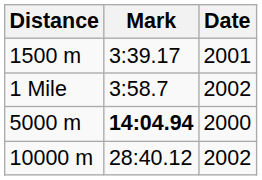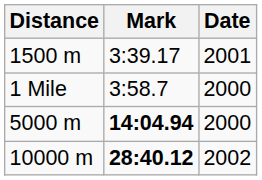(227, 89) 2002 -> (227, 89) 2000
(151, 157) normal -> (151, 157) bold
